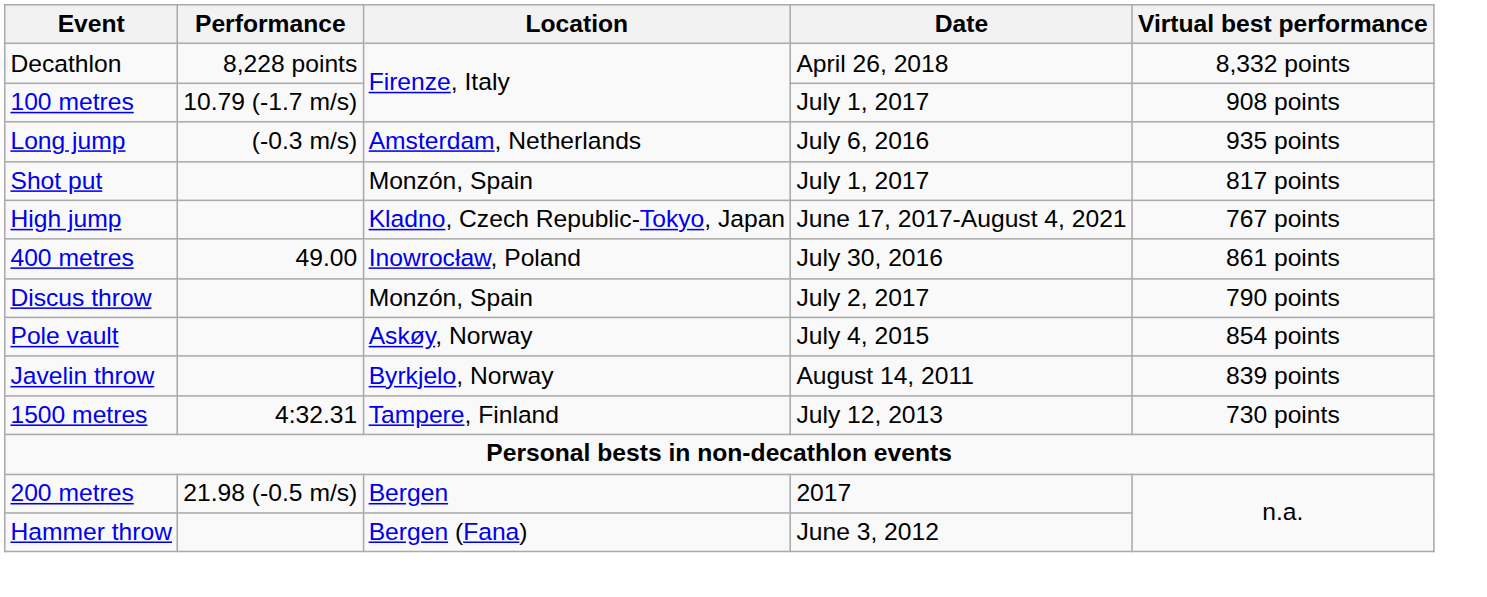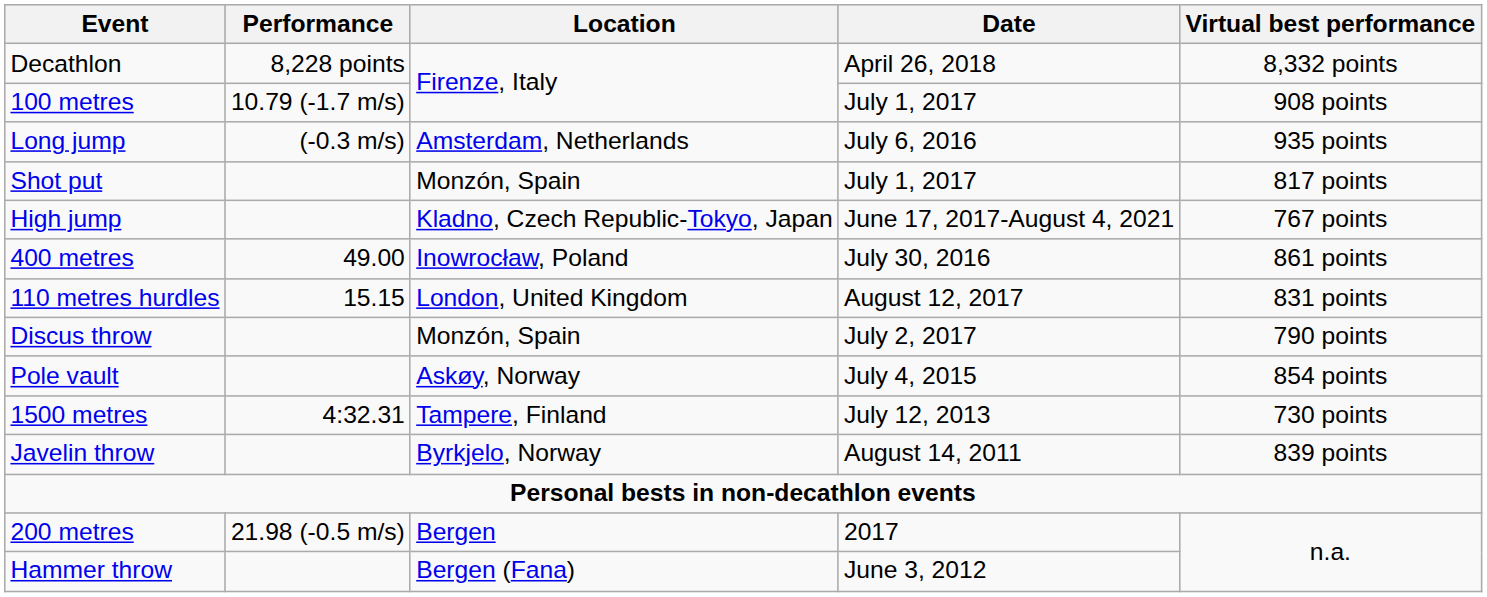+ row: (115, 297)
rows swapped: (82, 375) <-> (79, 414)
